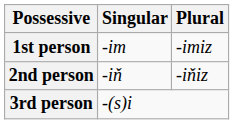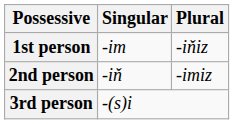(194, 47) -imiz -> (192, 47) -iňiz
(192, 75) -iňiz -> (194, 75) -imiz
